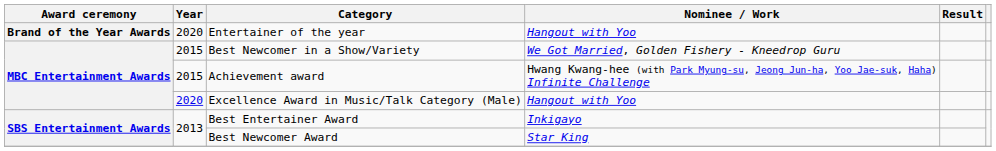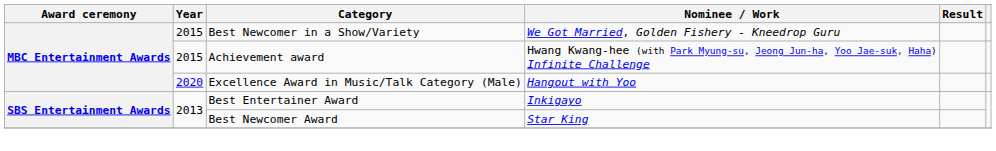- row: (287, 32)
